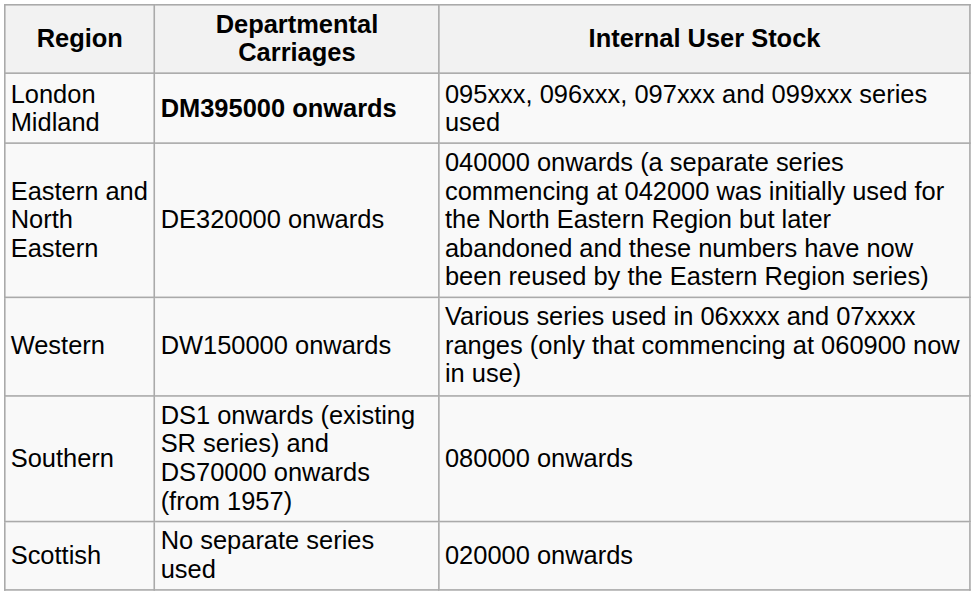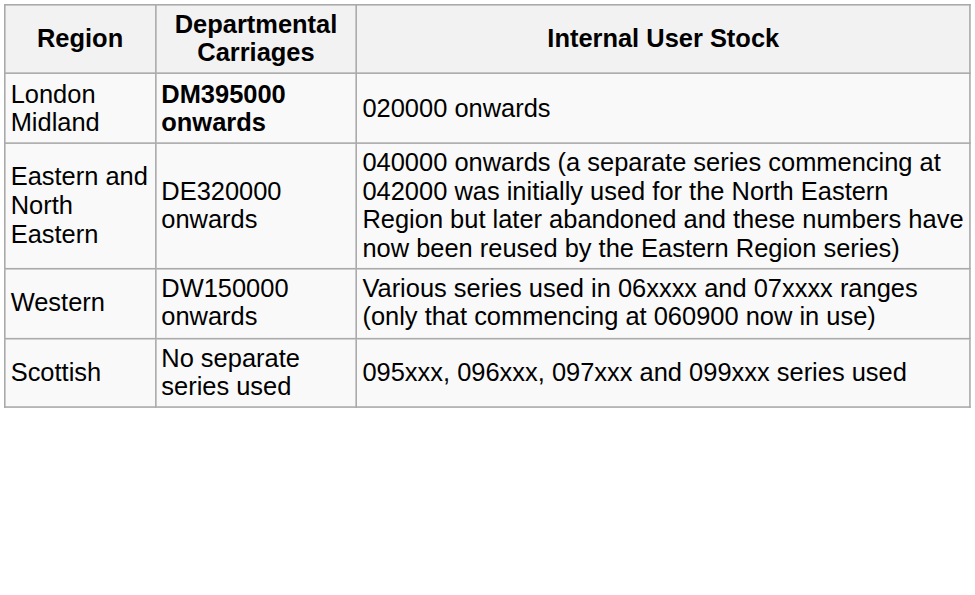(686, 107) 095xxx, 096xxx, 097xxx and 099xxx series used -> (456, 107) 020000 onwards
- row: (62, 457)
(539, 555) 020000 onwards -> (635, 372) 095xxx, 096xxx, 097xxx and 099xxx series used
